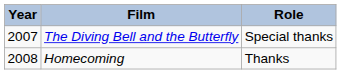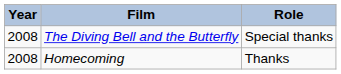(23, 36) 2007 -> (23, 36) 2008
